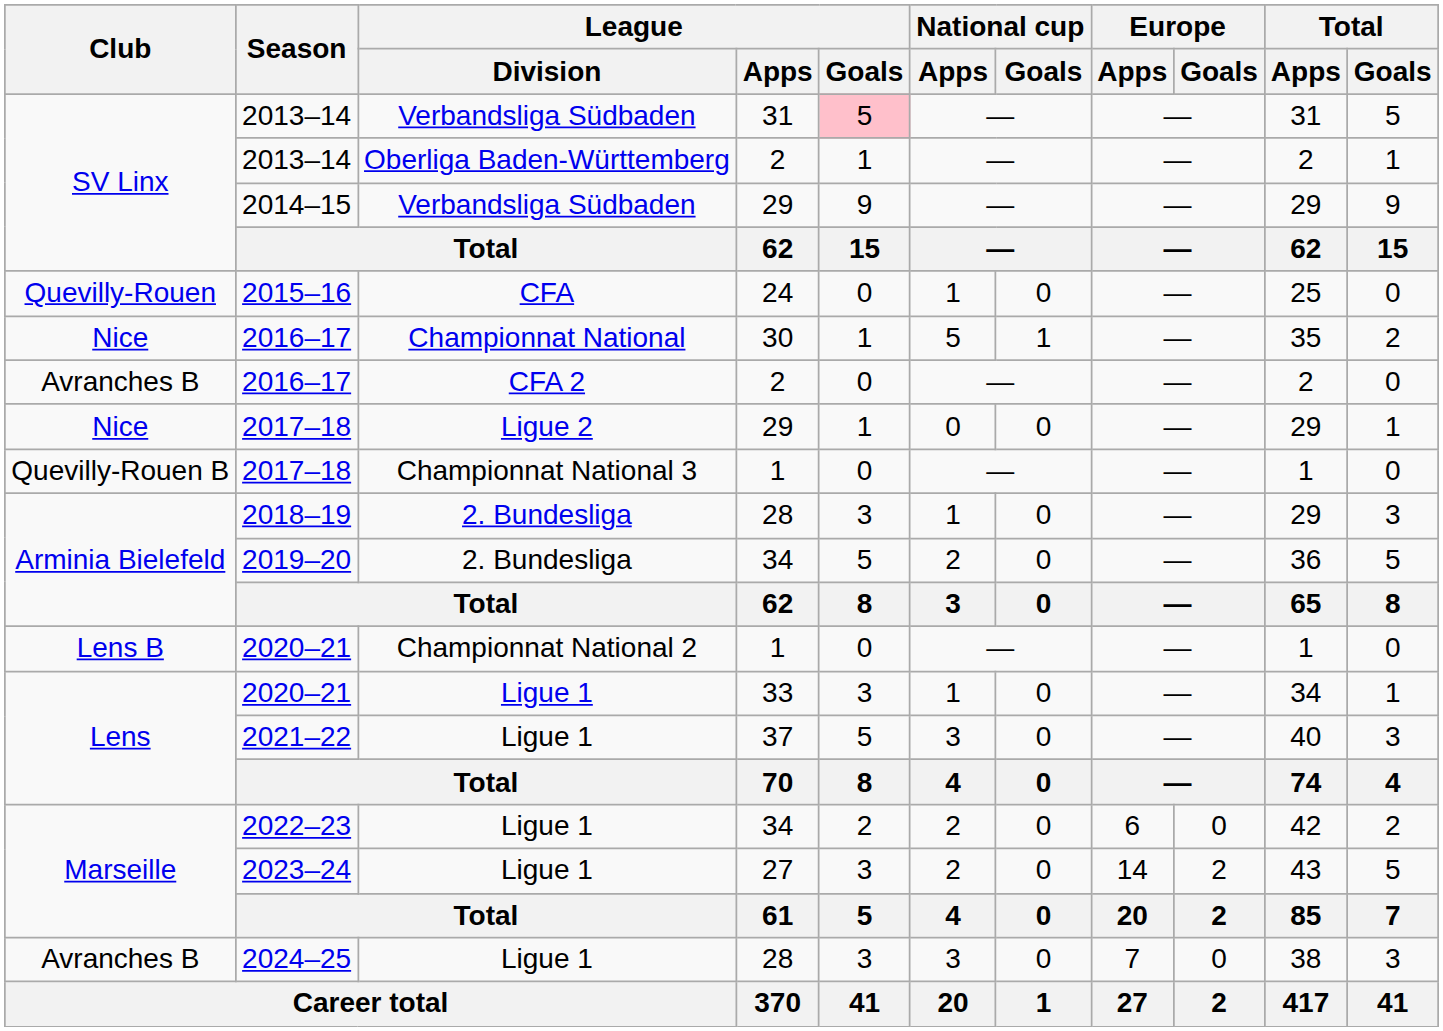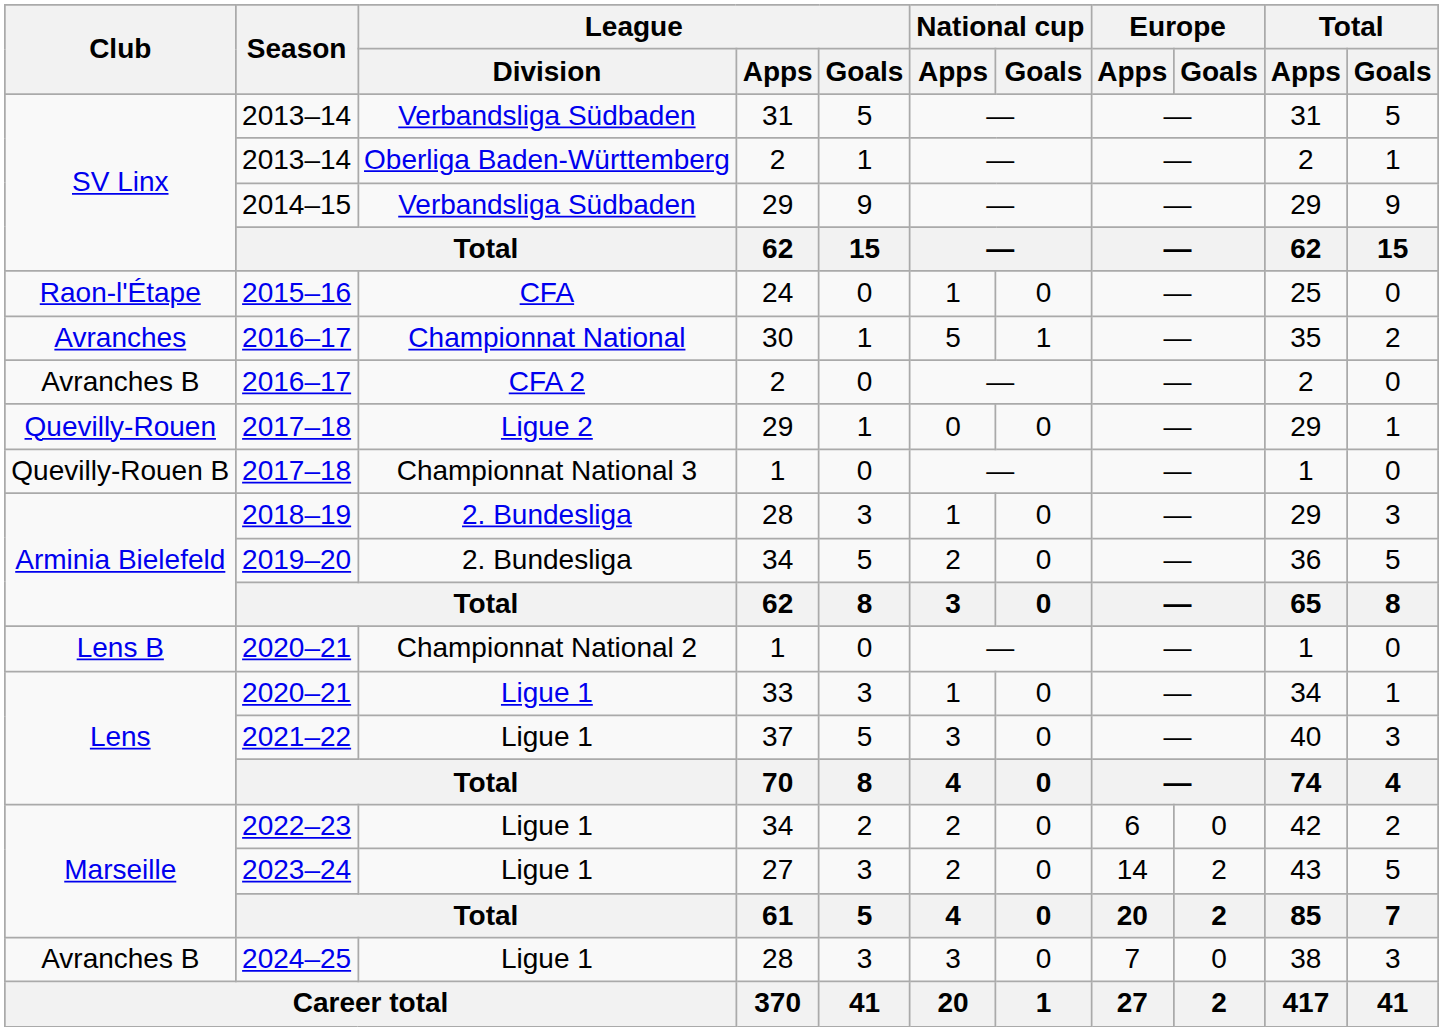(864, 115) pink background -> (864, 115) no background
(120, 293) Quevilly-Rouen -> (120, 293) Raon-l'Étape
(120, 337) Nice -> (120, 337) Avranches
(120, 426) Nice -> (120, 426) Quevilly-Rouen
